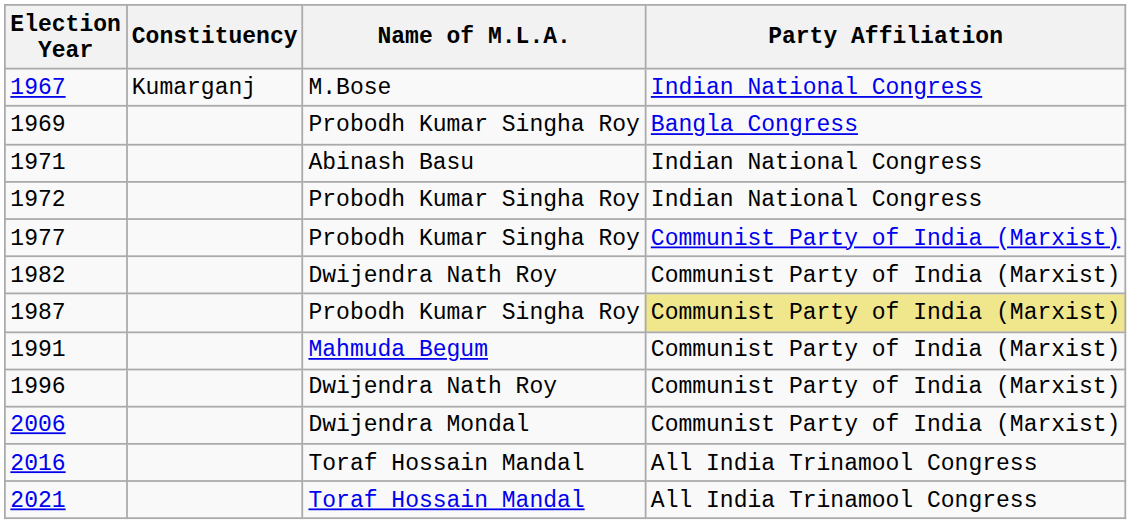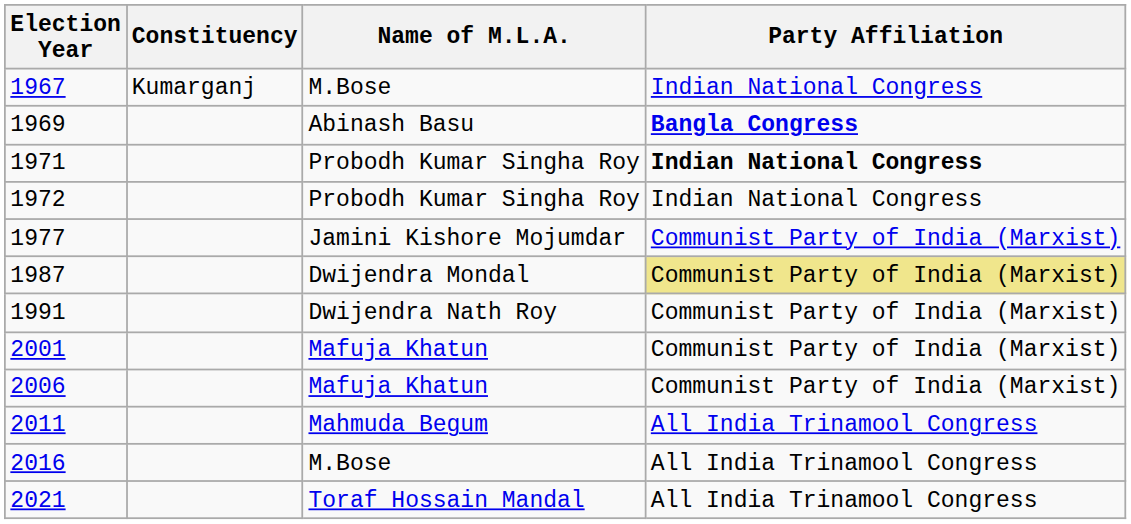(474, 125) Probodh Kumar Singha Roy -> (391, 125) Abinash Basu
(754, 125) normal -> (754, 125) bold
(391, 163) Abinash Basu -> (474, 163) Probodh Kumar Singha Roy
(817, 163) normal -> (817, 163) bold
(474, 238) Probodh Kumar Singha Roy -> (467, 238) Jamini Kishore Mojumdar
- row: (38, 275)
(474, 313) Probodh Kumar Singha Roy -> (419, 275) Dwijendra Mondal
(398, 350) Mahmuda Begum -> (433, 313) Dwijendra Nath Roy
- row: (38, 388)
+ row: (38, 350)
(419, 425) Dwijendra Mondal -> (398, 388) Mafuja Khatun
+ row: (38, 425)
(447, 463) Toraf Hossain Mandal -> (350, 463) M.Bose
